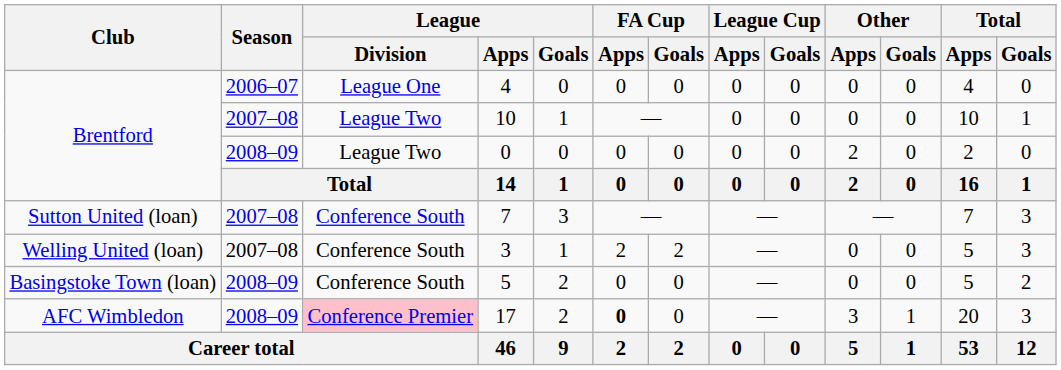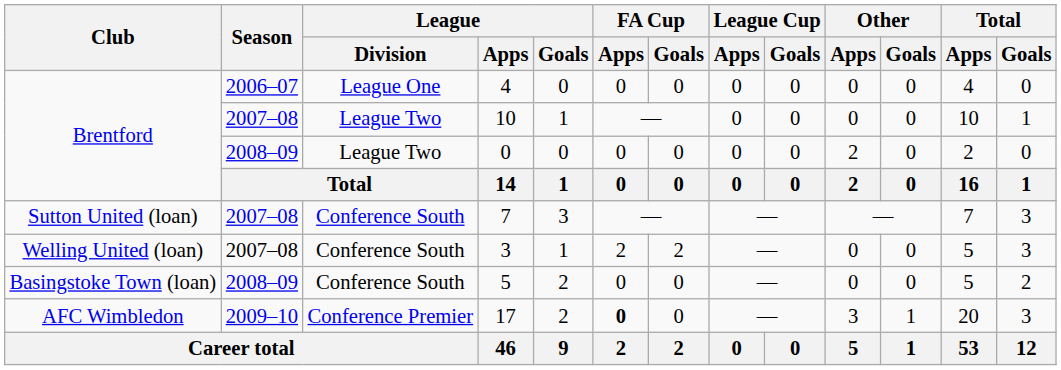(262, 315) 2008–09 -> (262, 315) 2009–10
(390, 315) pink background -> (390, 315) no background
